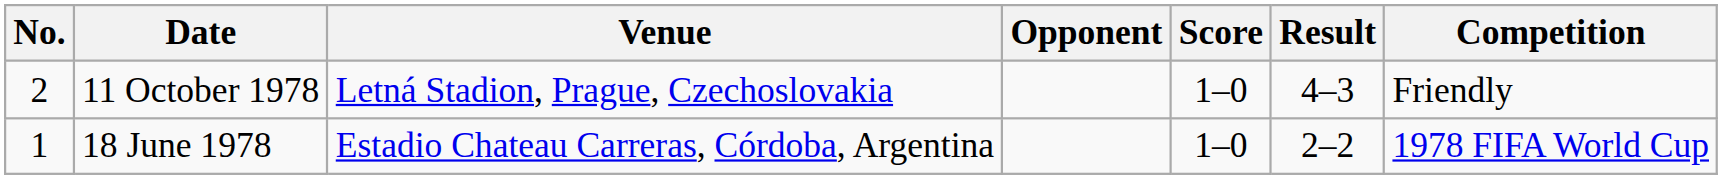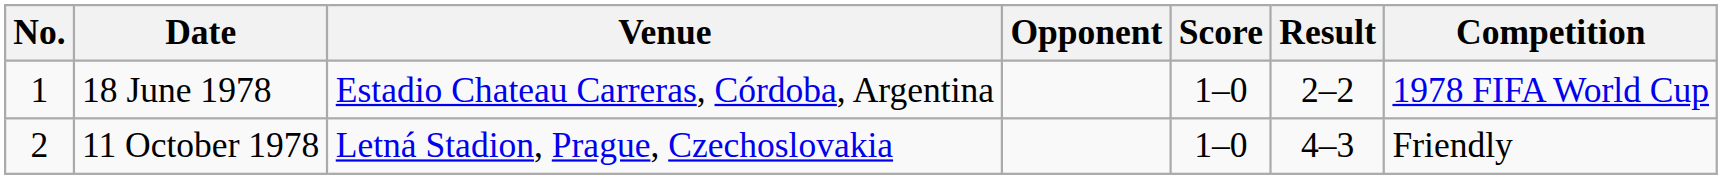rows swapped: (177, 145) <-> (201, 88)
